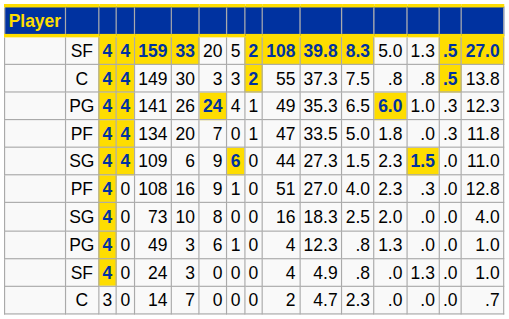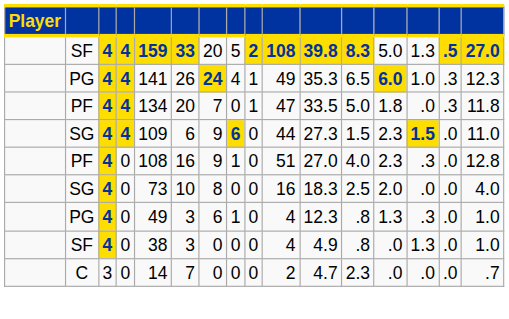- row: (82, 79)
(428, 245) .0 -> (428, 217) .3
(158, 272) 24 -> (158, 245) 38
